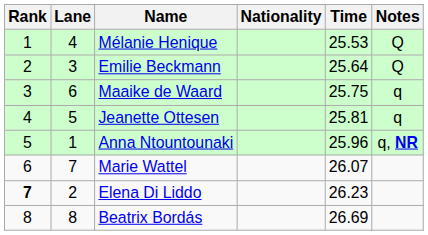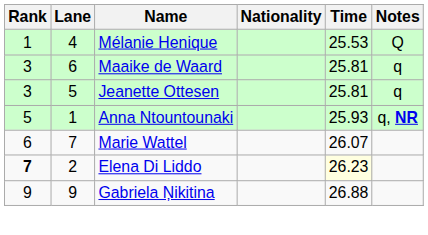- row: (160, 67)
(349, 92) 25.75 -> (349, 67) 25.81
(28, 117) 4 -> (28, 92) 3
(349, 142) 25.96 -> (349, 117) 25.93
(349, 192) no background -> (349, 167) lightyellow background
- row: (150, 218)
+ row: (157, 192)
